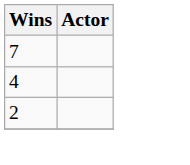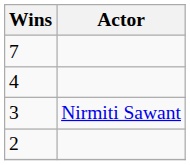+ row: (14, 112)
